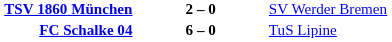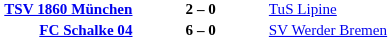(328, 9) SV Werder Bremen -> (303, 9) TuS Lipine
(303, 30) TuS Lipine -> (328, 30) SV Werder Bremen
